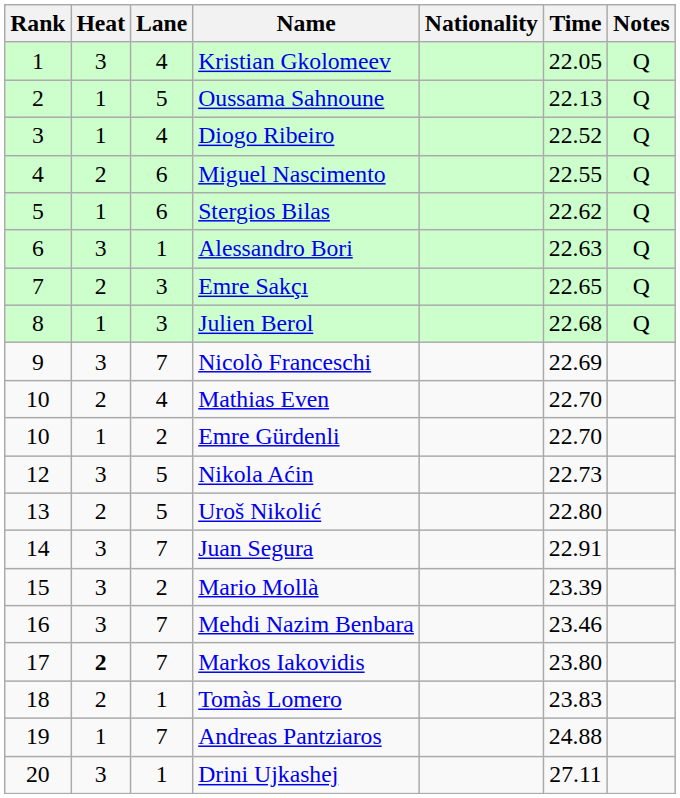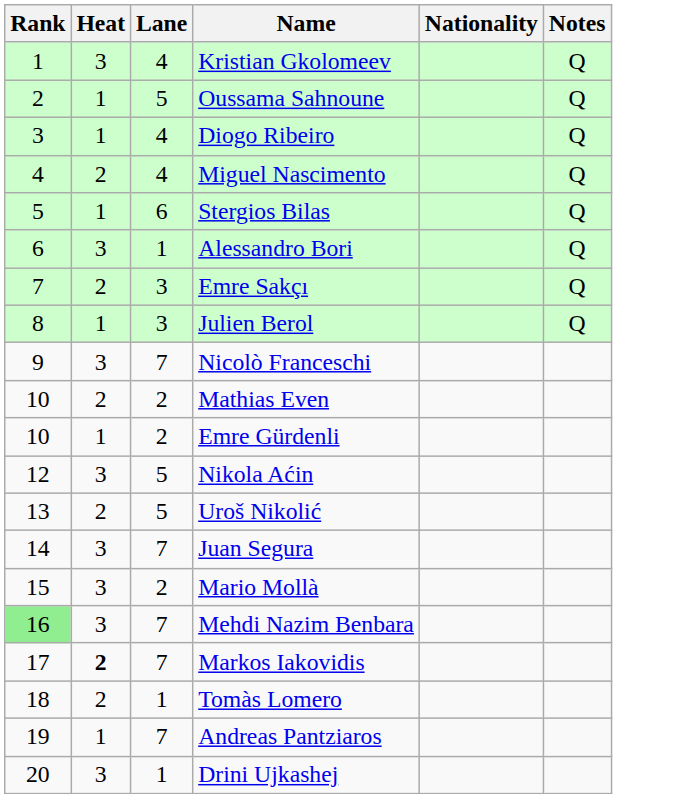- column: (575, 23)
(162, 173) 6 -> (162, 173) 4
(162, 398) 4 -> (162, 398) 2
(38, 624) no background -> (38, 624) lightgreen background
